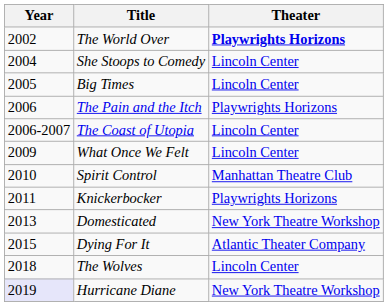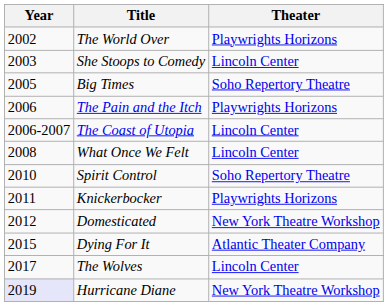(278, 38) bold -> (274, 38) normal
(22, 61) 2004 -> (22, 61) 2003
(255, 84) Lincoln Center -> (281, 84) Soho Repertory Theatre
(22, 152) 2009 -> (22, 152) 2008
(282, 175) Manhattan Theatre Club -> (281, 175) Soho Repertory Theatre
(22, 221) 2013 -> (22, 221) 2012
(22, 267) 2018 -> (22, 267) 2017
